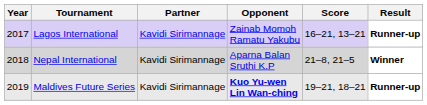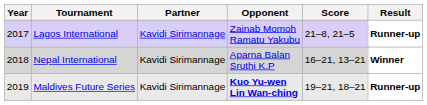(335, 34) 16–21, 13–21 -> (330, 34) 21–8, 21–5
(330, 61) 21–8, 21–5 -> (335, 61) 16–21, 13–21
